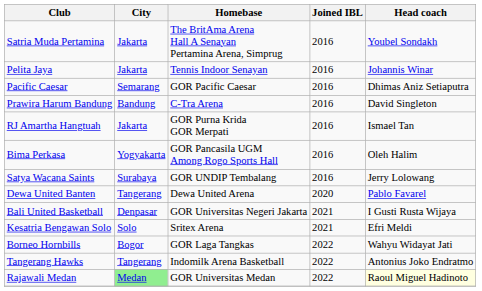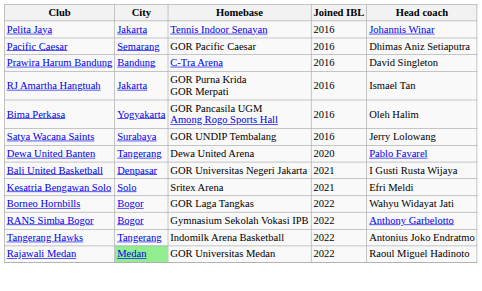- row: (55, 41)
+ row: (50, 220)
(418, 278) lightyellow background -> (419, 254) no background
